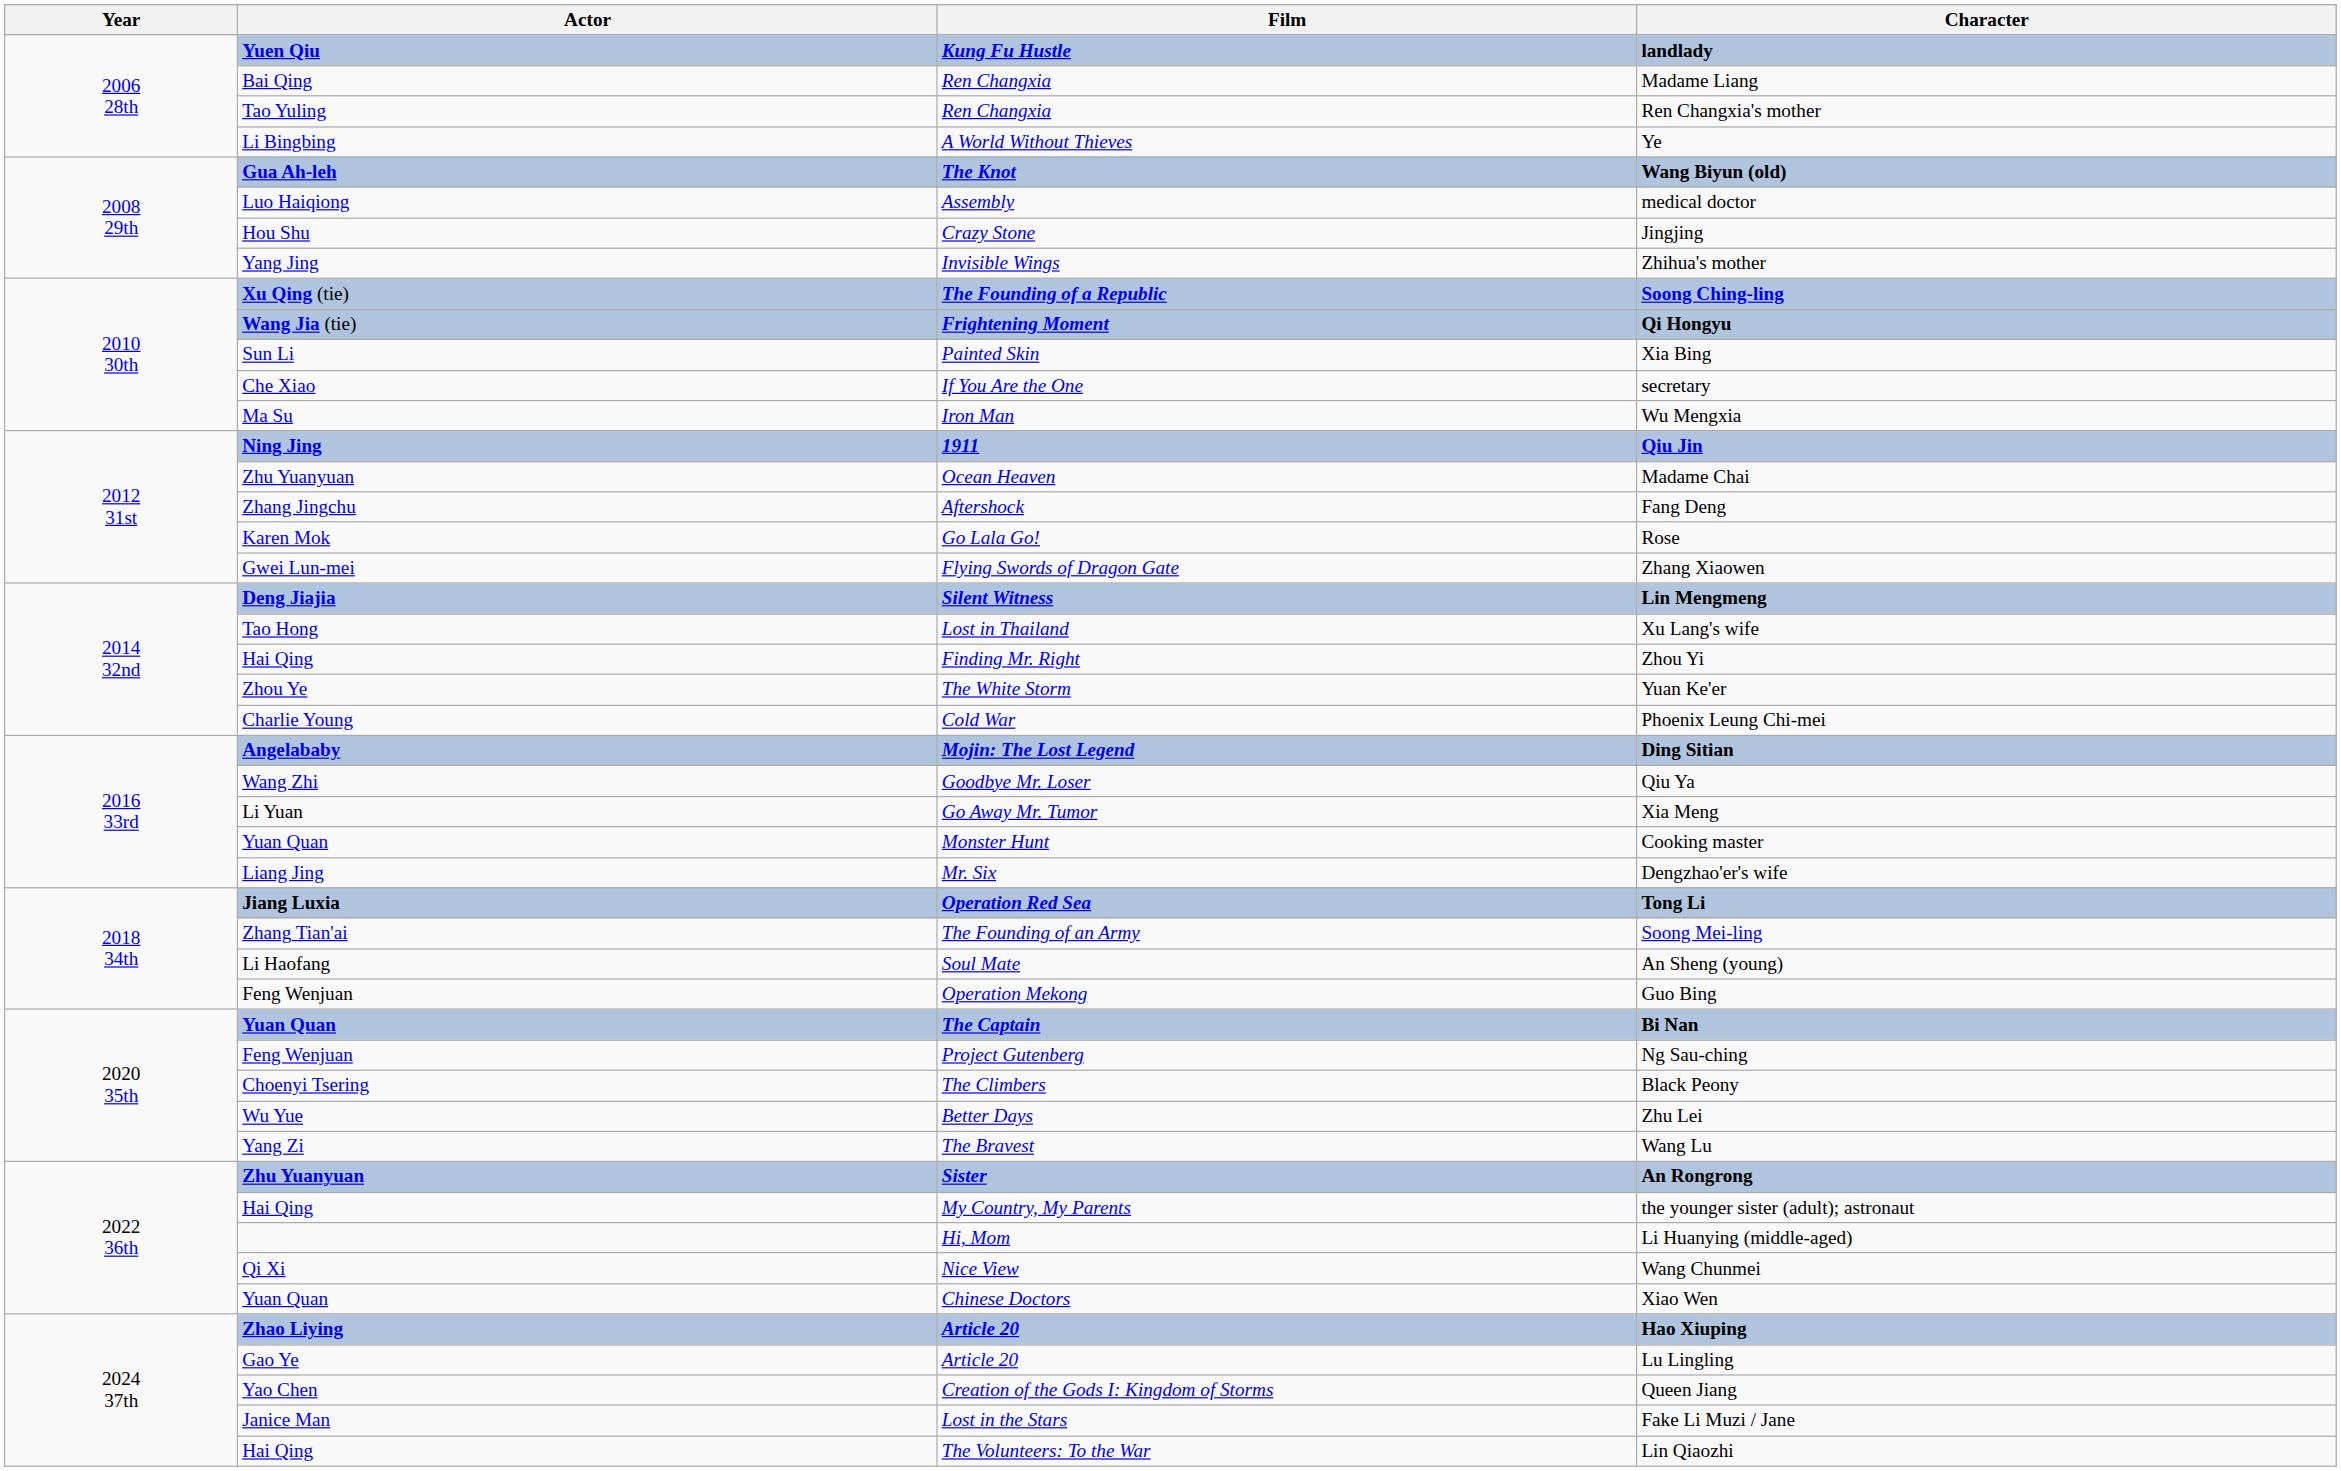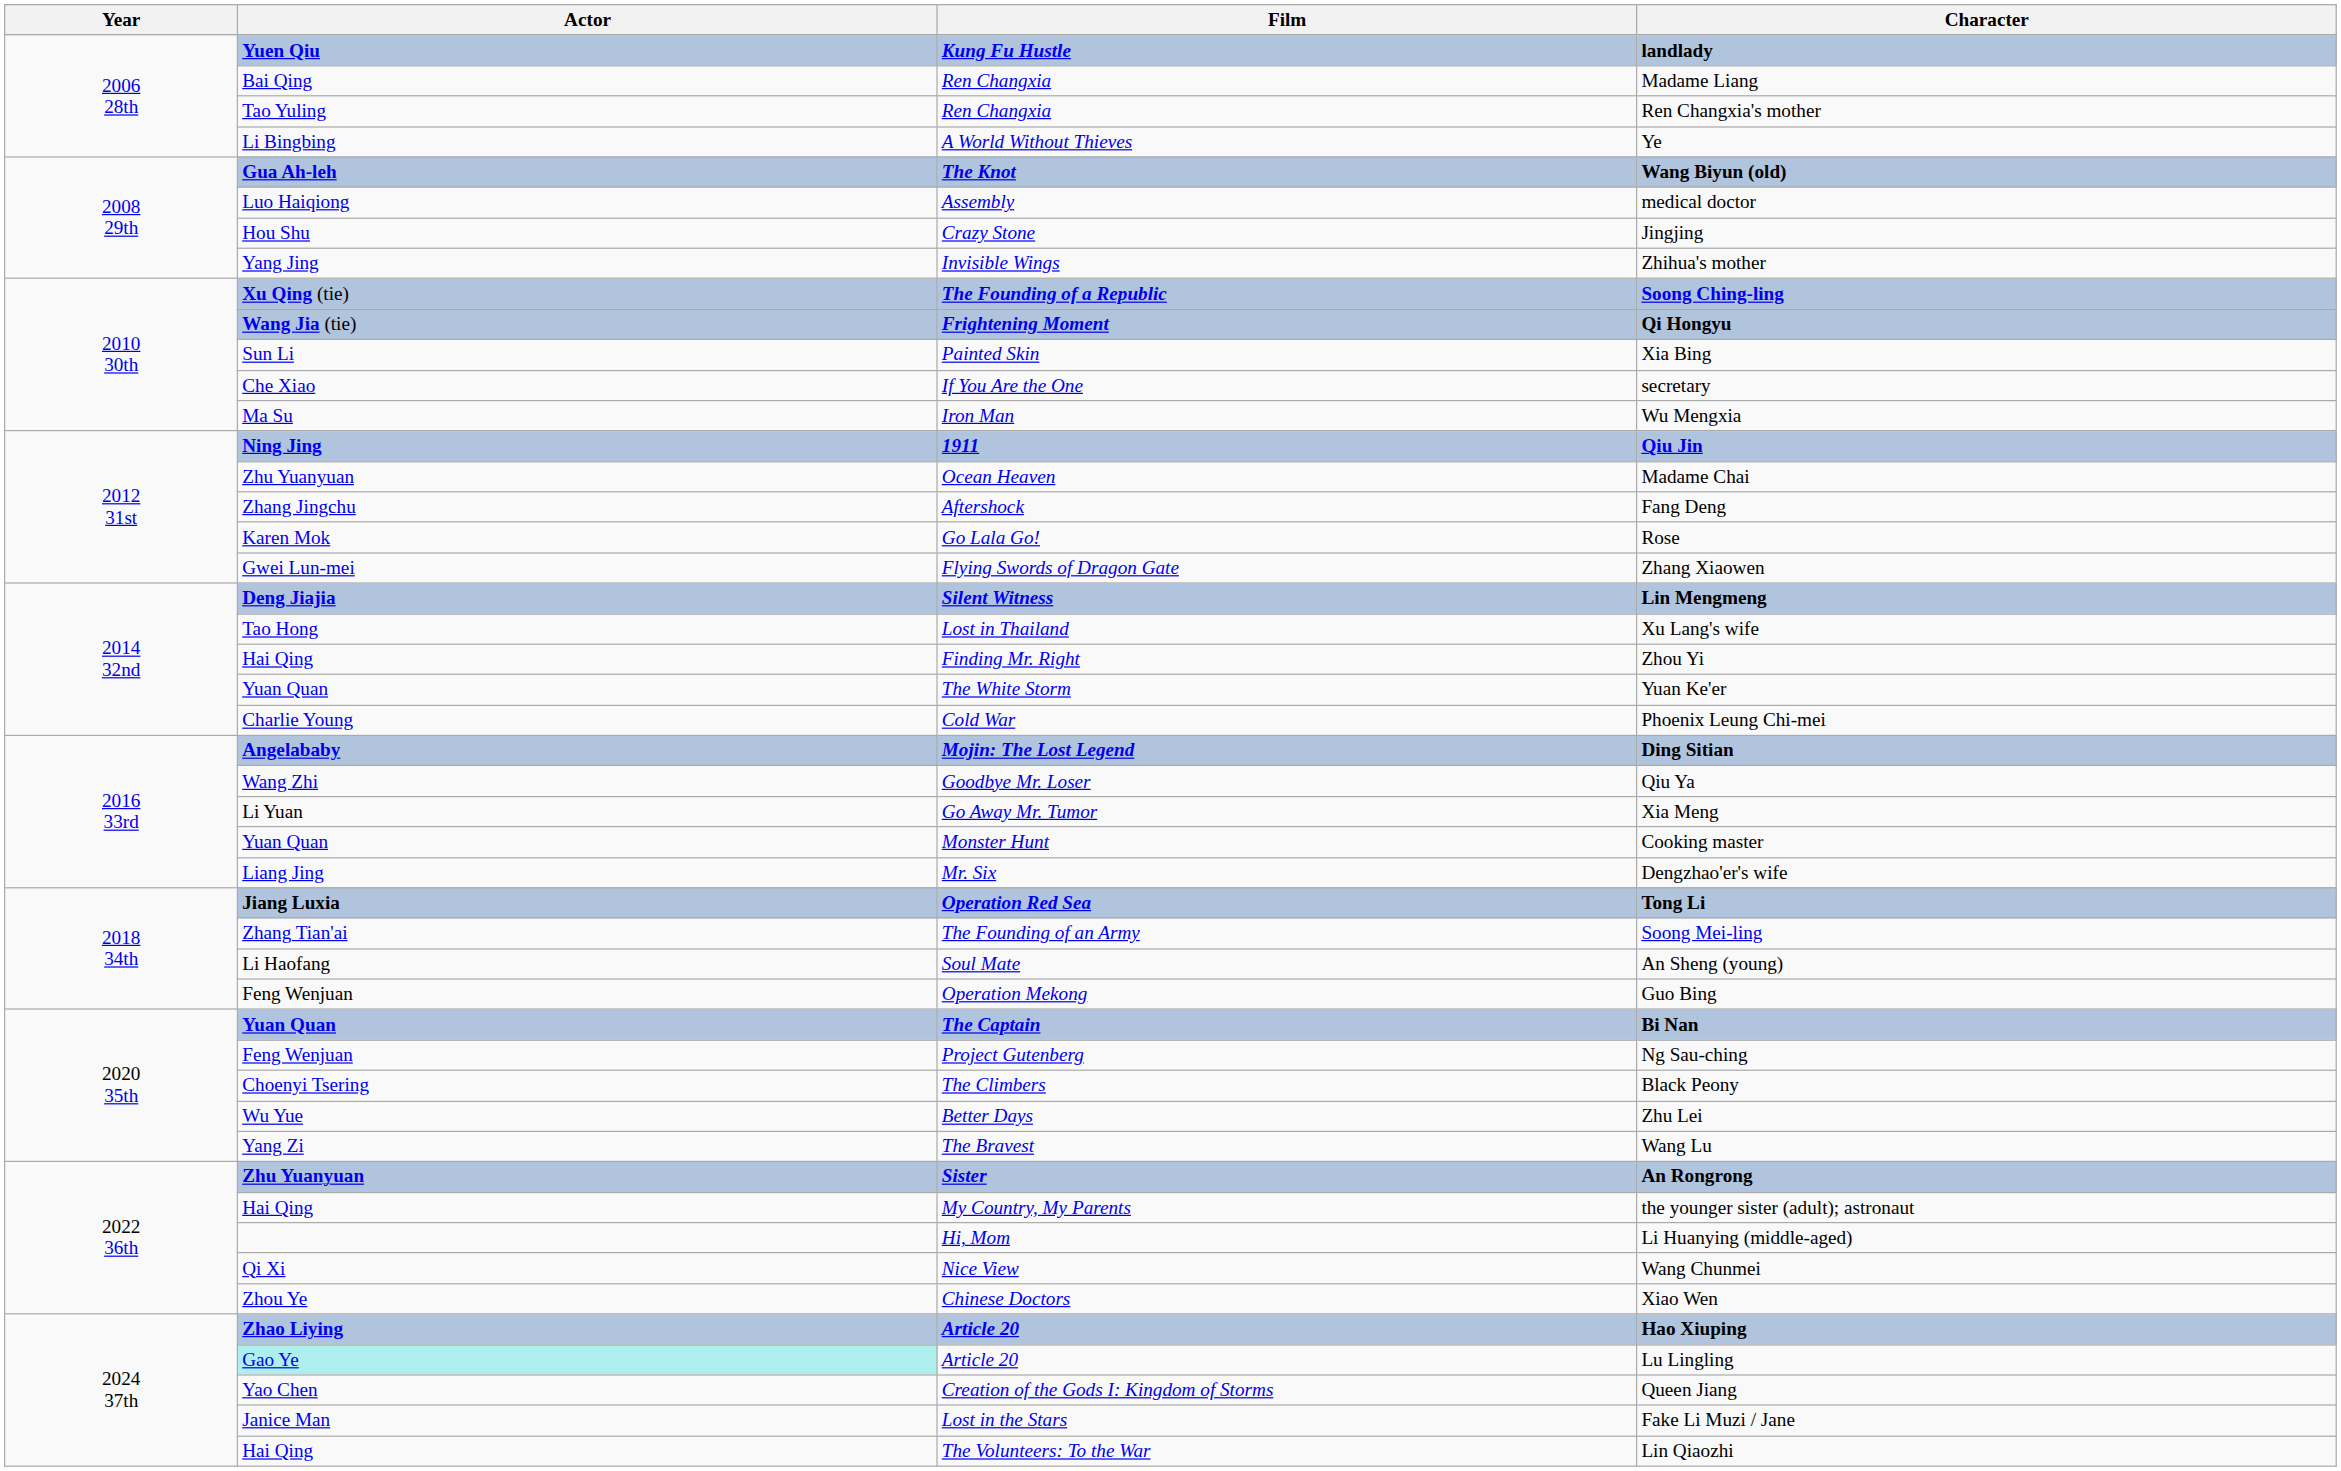(275, 689) Zhou Ye -> (285, 689) Yuan Quan
(285, 1298) Yuan Quan -> (275, 1298) Zhou Ye
(270, 1359) no background -> (270, 1359) paleturquoise background
